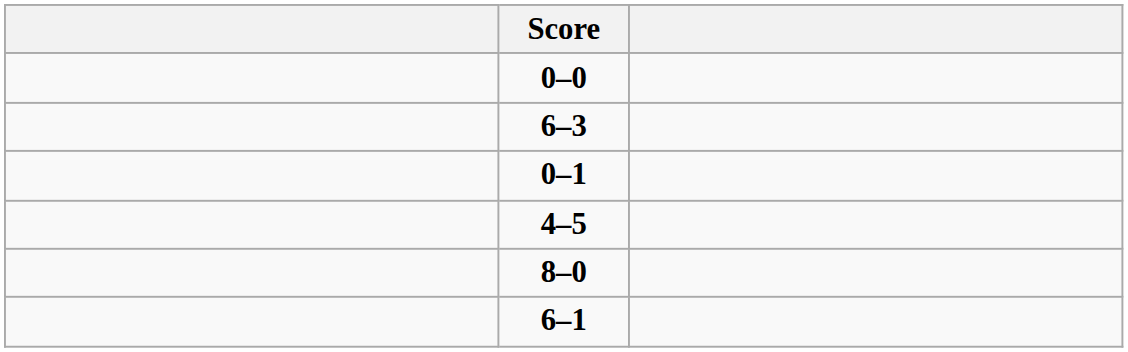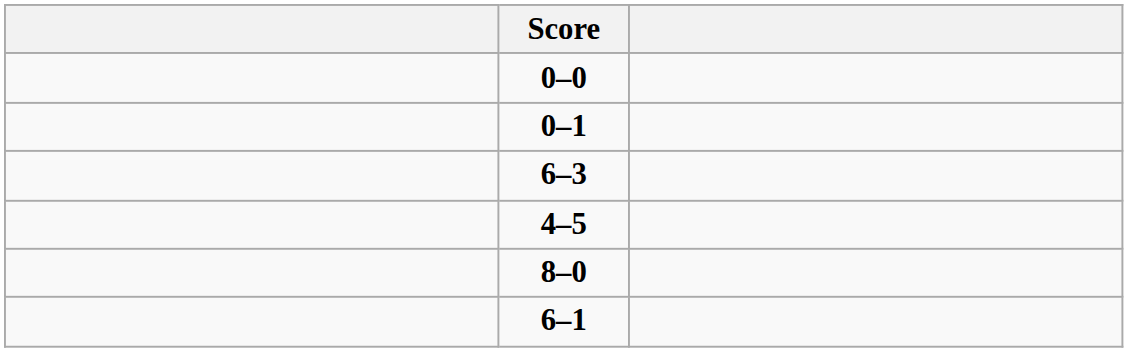rows swapped: (564, 175) <-> (564, 126)
